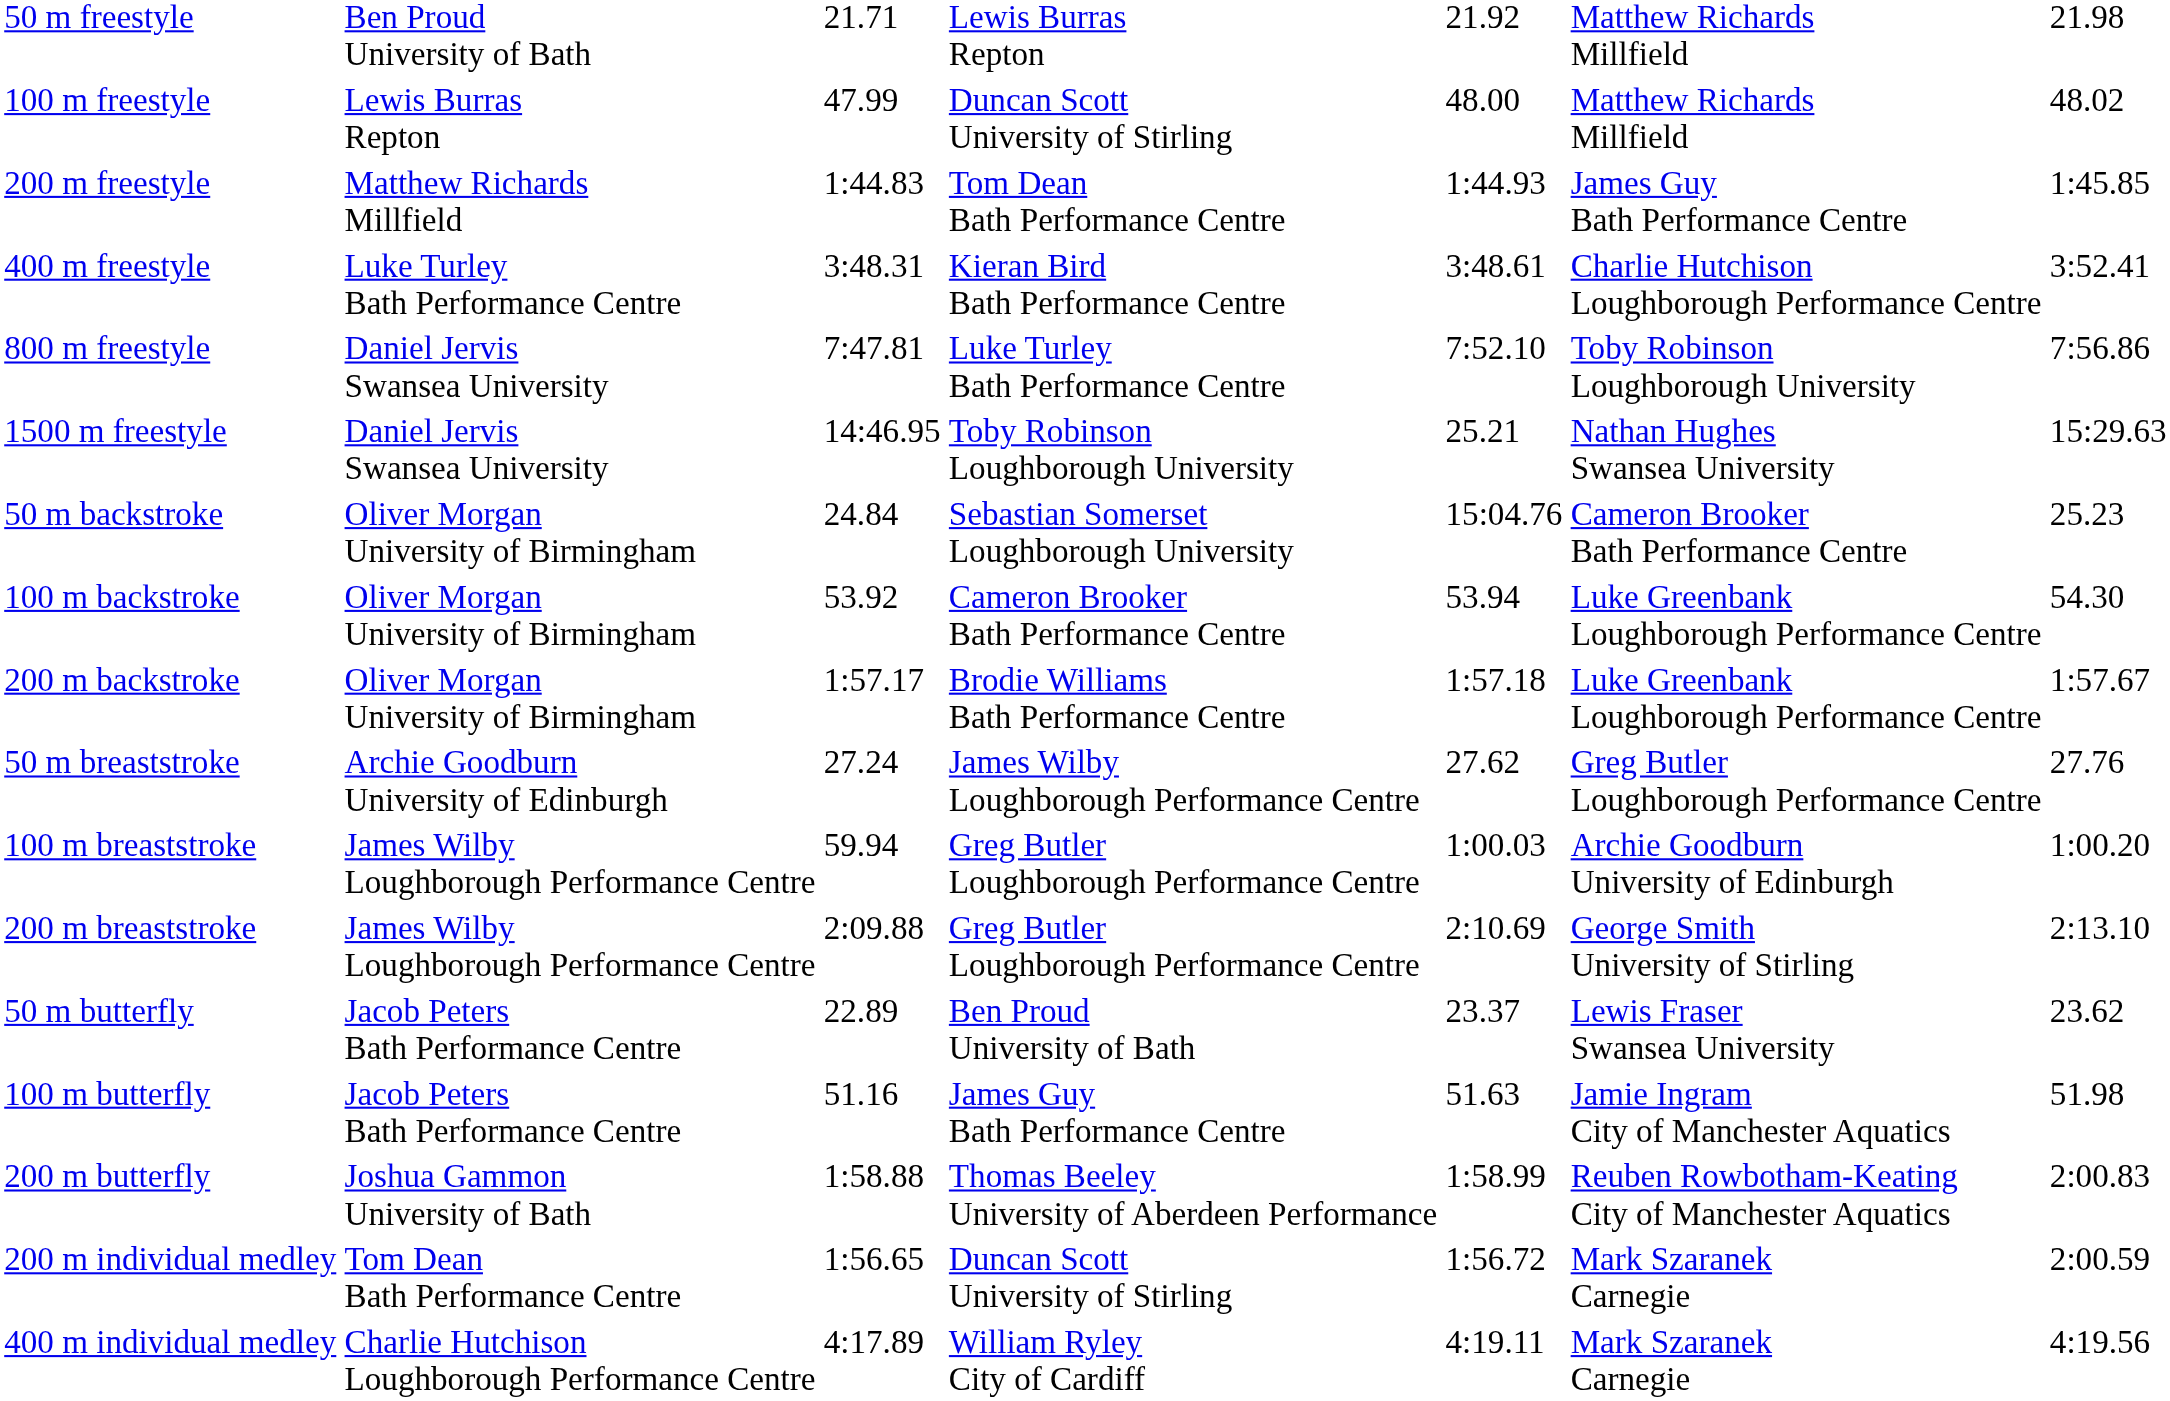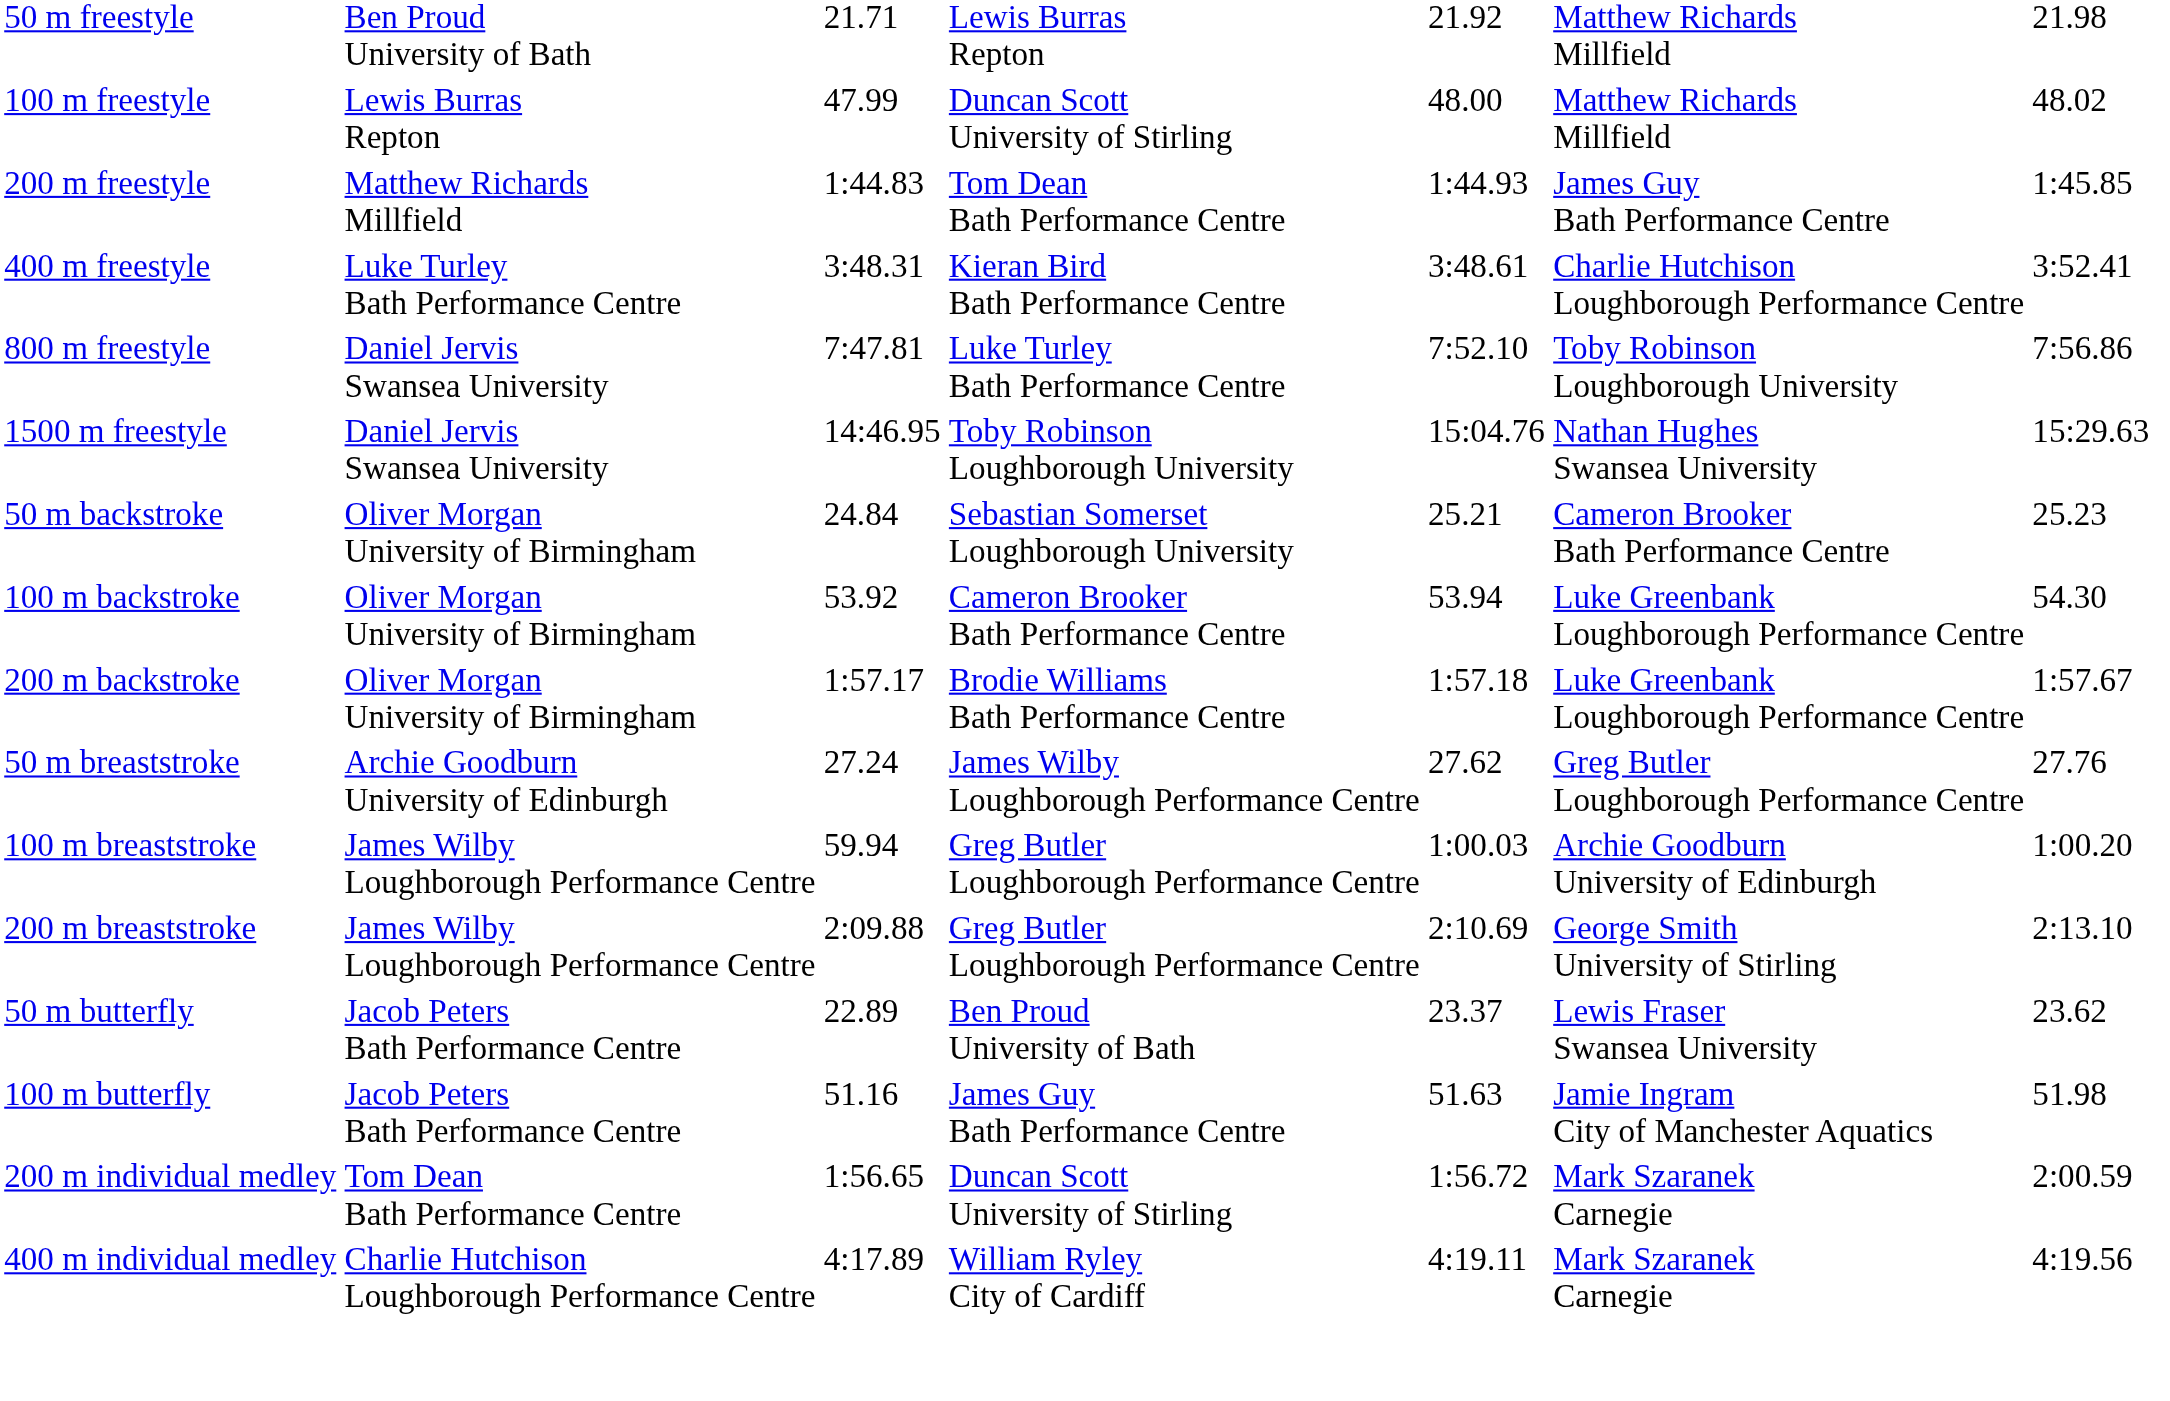(1483, 431) 25.21 -> (1486, 431) 15:04.76
(1504, 514) 15:04.76 -> (1465, 514) 25.21
- row: (107, 1176)
